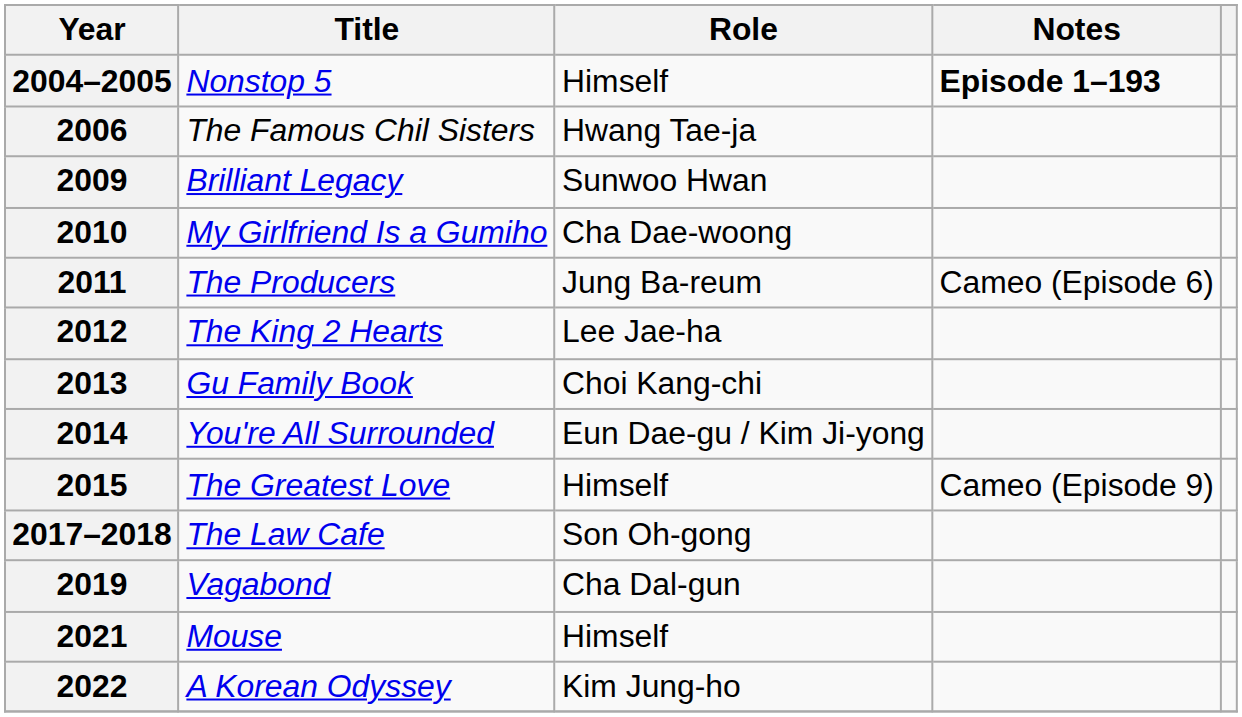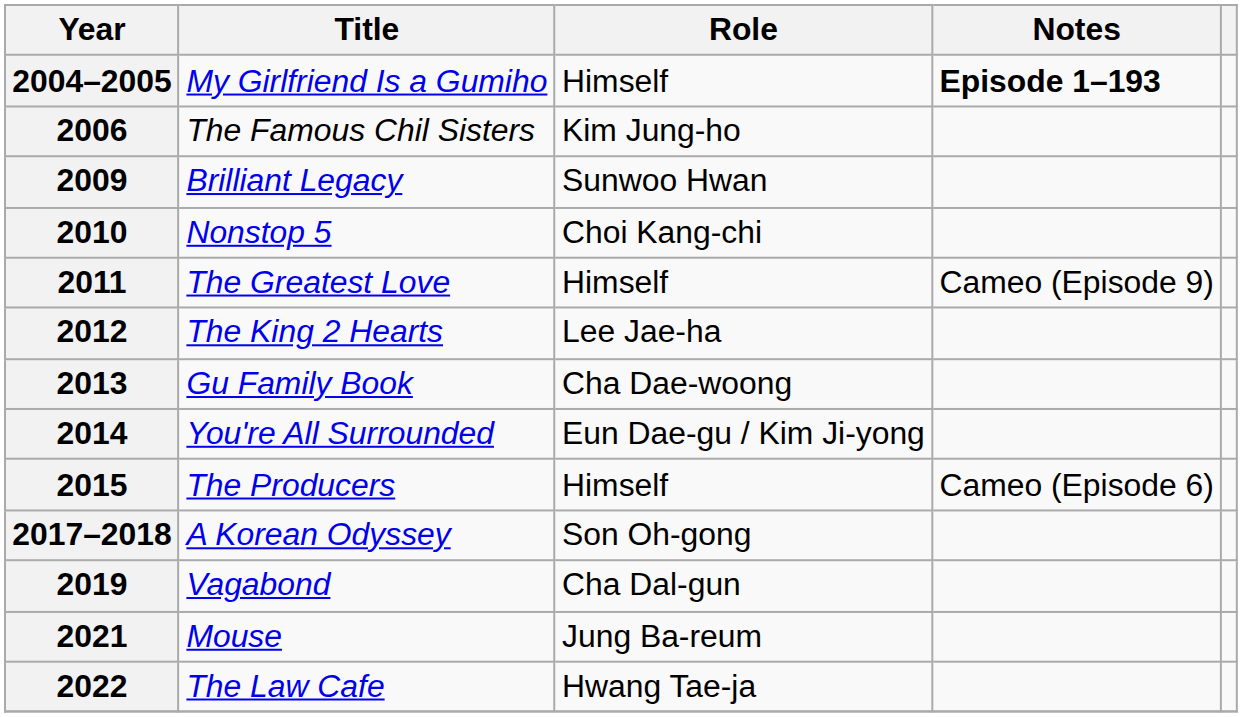(259, 80) Nonstop 5 -> (367, 80) My Girlfriend Is a Gumiho
(659, 130) Hwang Tae-ja -> (651, 130) Kim Jung-ho
(367, 231) My Girlfriend Is a Gumiho -> (259, 231) Nonstop 5
(677, 231) Cha Dae-woong -> (662, 231) Choi Kang-chi
(291, 282) The Producers -> (318, 282) The Greatest Love
(662, 282) Jung Ba-reum -> (615, 282) Himself
(1077, 282) Cameo (Episode 6) -> (1077, 282) Cameo (Episode 9)
(662, 383) Choi Kang-chi -> (677, 383) Cha Dae-woong
(318, 484) The Greatest Love -> (291, 484) The Producers
(1077, 484) Cameo (Episode 9) -> (1077, 484) Cameo (Episode 6)
(286, 534) The Law Cafe -> (319, 534) A Korean Odyssey
(615, 635) Himself -> (662, 635) Jung Ba-reum
(319, 686) A Korean Odyssey -> (286, 686) The Law Cafe
(651, 686) Kim Jung-ho -> (659, 686) Hwang Tae-ja
